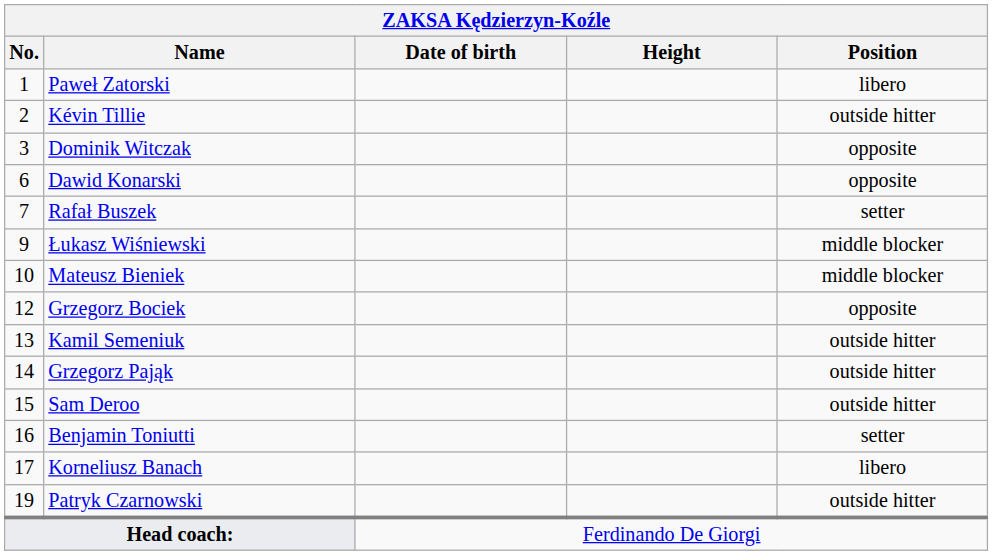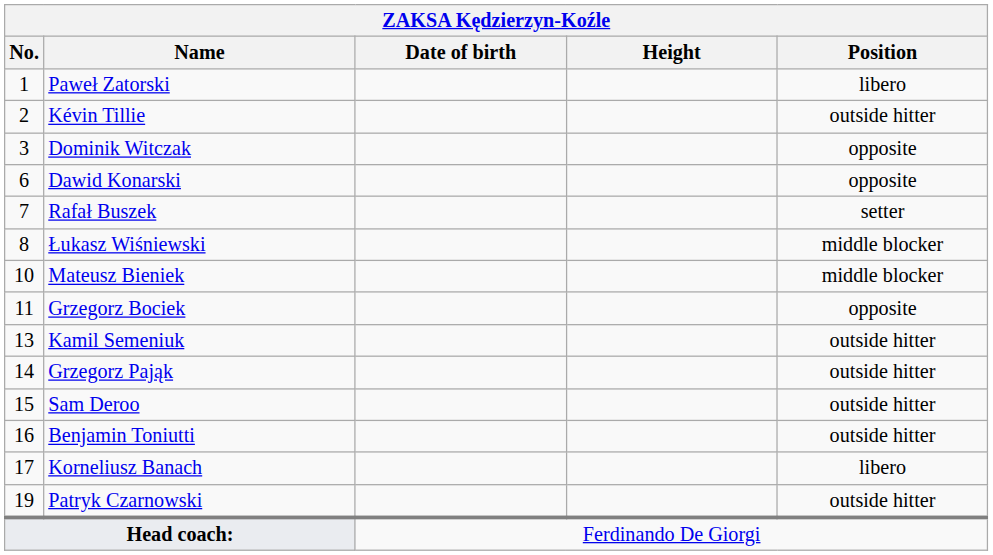(24, 244) 9 -> (24, 244) 8
(24, 308) 12 -> (24, 308) 11
(883, 436) setter -> (883, 436) outside hitter
